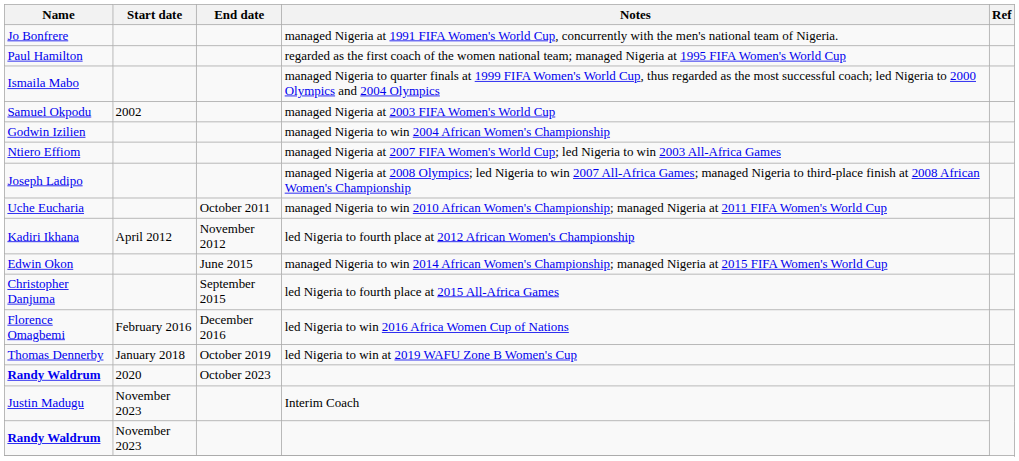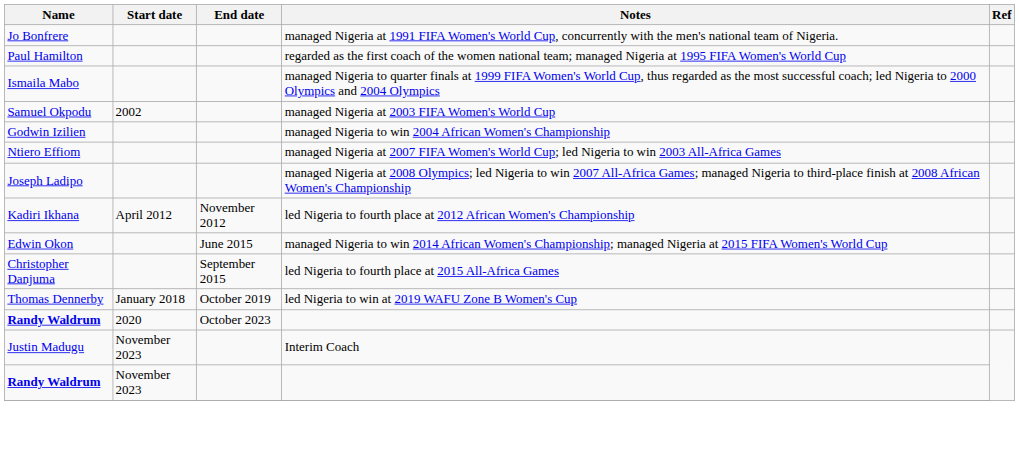- row: (46, 208)
- row: (36, 327)
